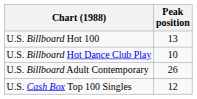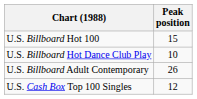(173, 39) 13 -> (173, 39) 15
